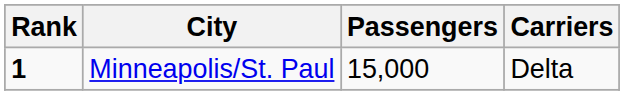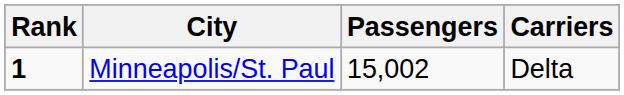(388, 69) 15,000 -> (388, 69) 15,002
